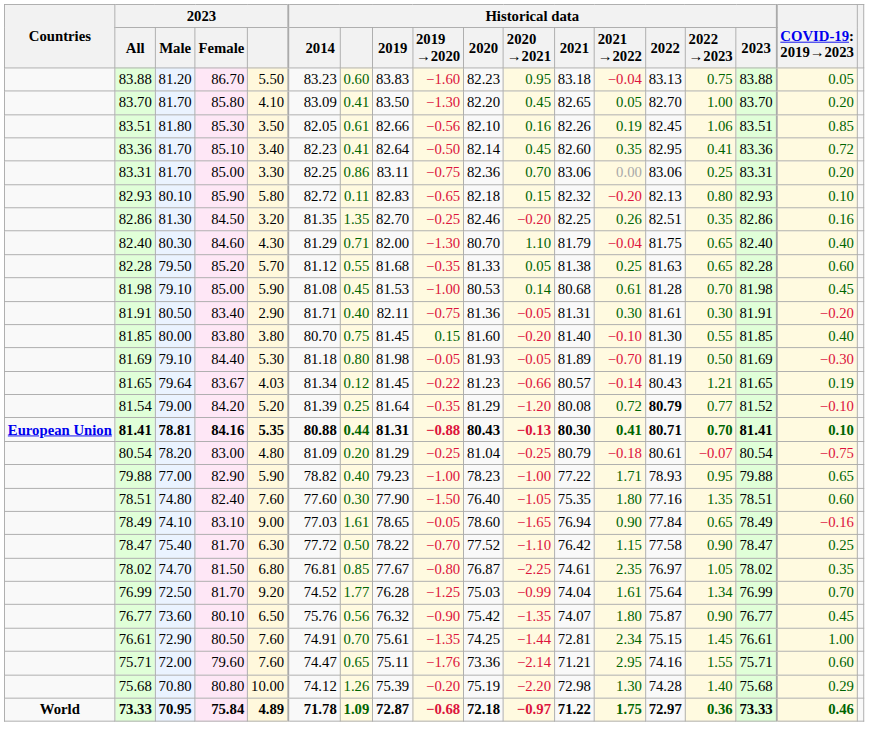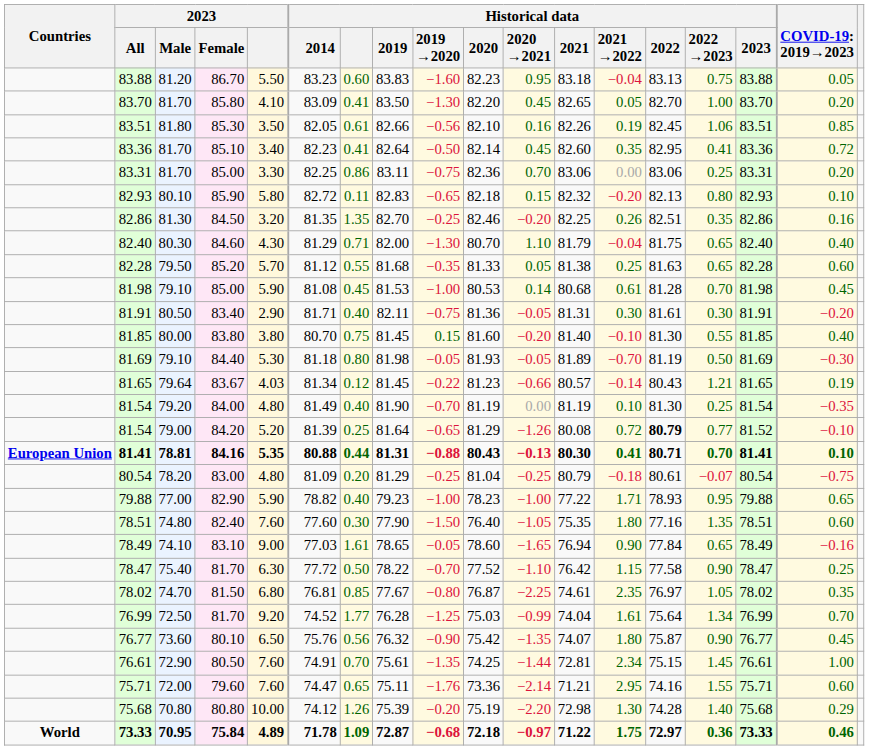+ row: (135, 406)
(443, 406) −0.35 -> (443, 429) −0.65
(534, 406) −1.20 -> (534, 429) −1.26
